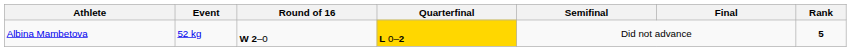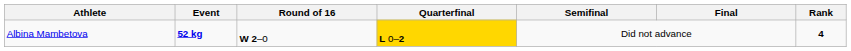(189, 33) normal -> (190, 33) bold
(821, 33) 5 -> (821, 33) 4
